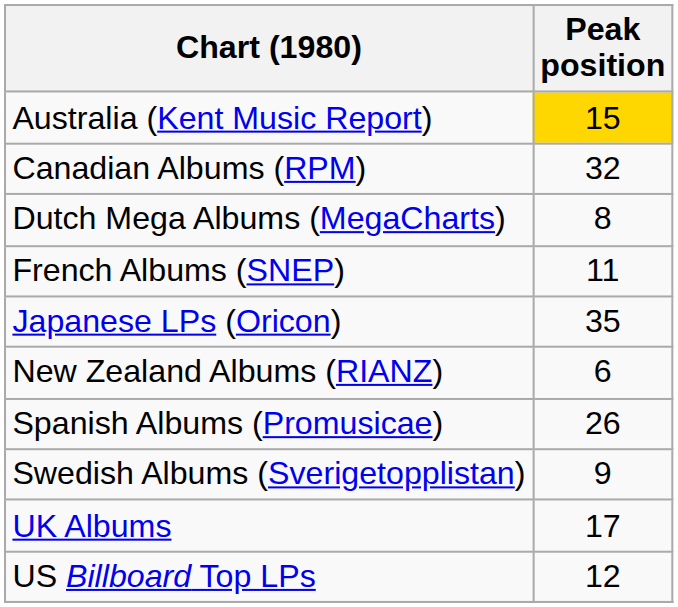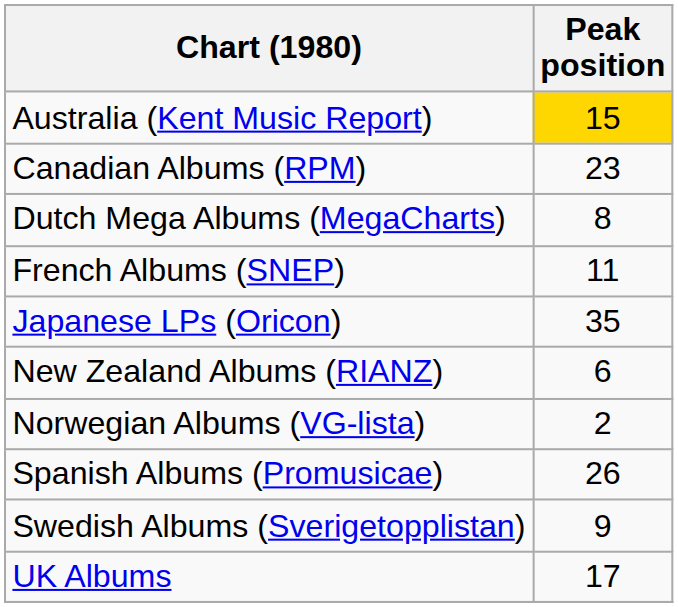(603, 168) 32 -> (603, 168) 23
+ row: (219, 423)
- row: (164, 576)
